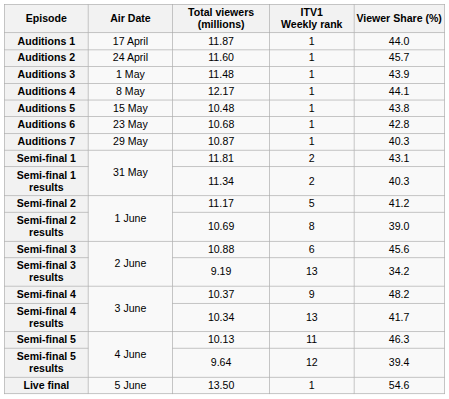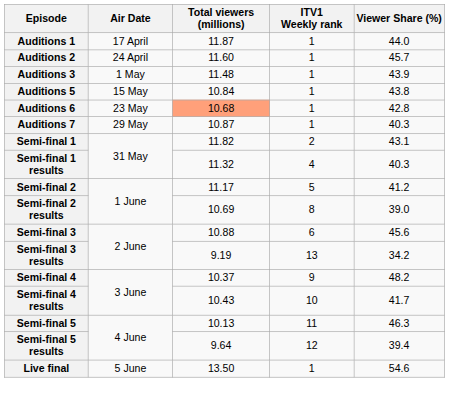- row: (46, 91)
(221, 108) 10.48 -> (221, 91) 10.84
(221, 125) no background -> (221, 108) lightsalmon background
(221, 158) 11.81 -> (221, 141) 11.82
(221, 181) 11.34 -> (221, 164) 11.32
(312, 181) 2 -> (312, 164) 4
(221, 317) 10.34 -> (221, 300) 10.43
(312, 317) 13 -> (312, 300) 10
